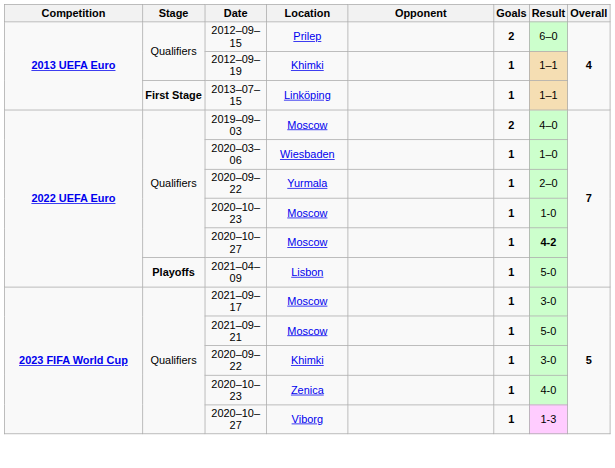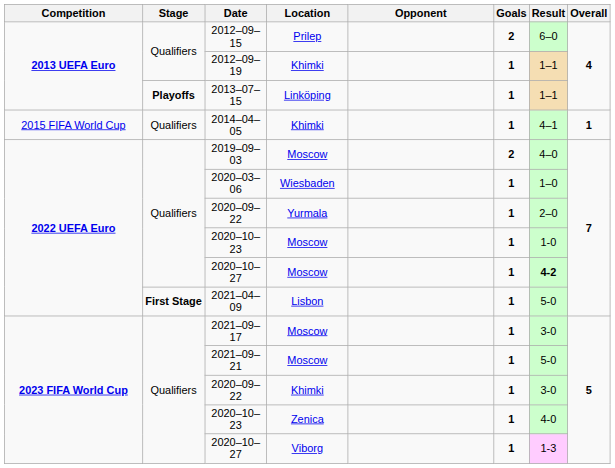(174, 96) First Stage -> (174, 96) Playoffs
+ row: (236, 125)
(174, 272) Playoffs -> (174, 302) First Stage
